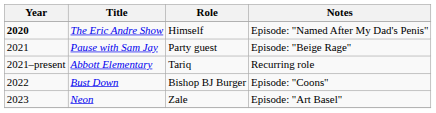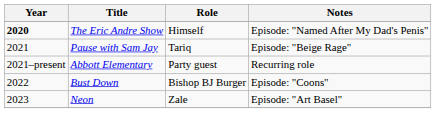(193, 47) Party guest -> (180, 47) Tariq
(180, 64) Tariq -> (193, 64) Party guest
